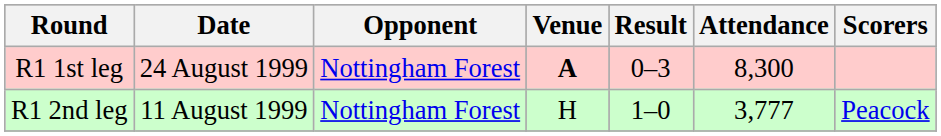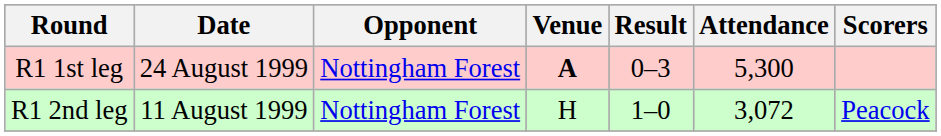(764, 67) 8,300 -> (764, 67) 5,300
(764, 109) 3,777 -> (764, 109) 3,072
